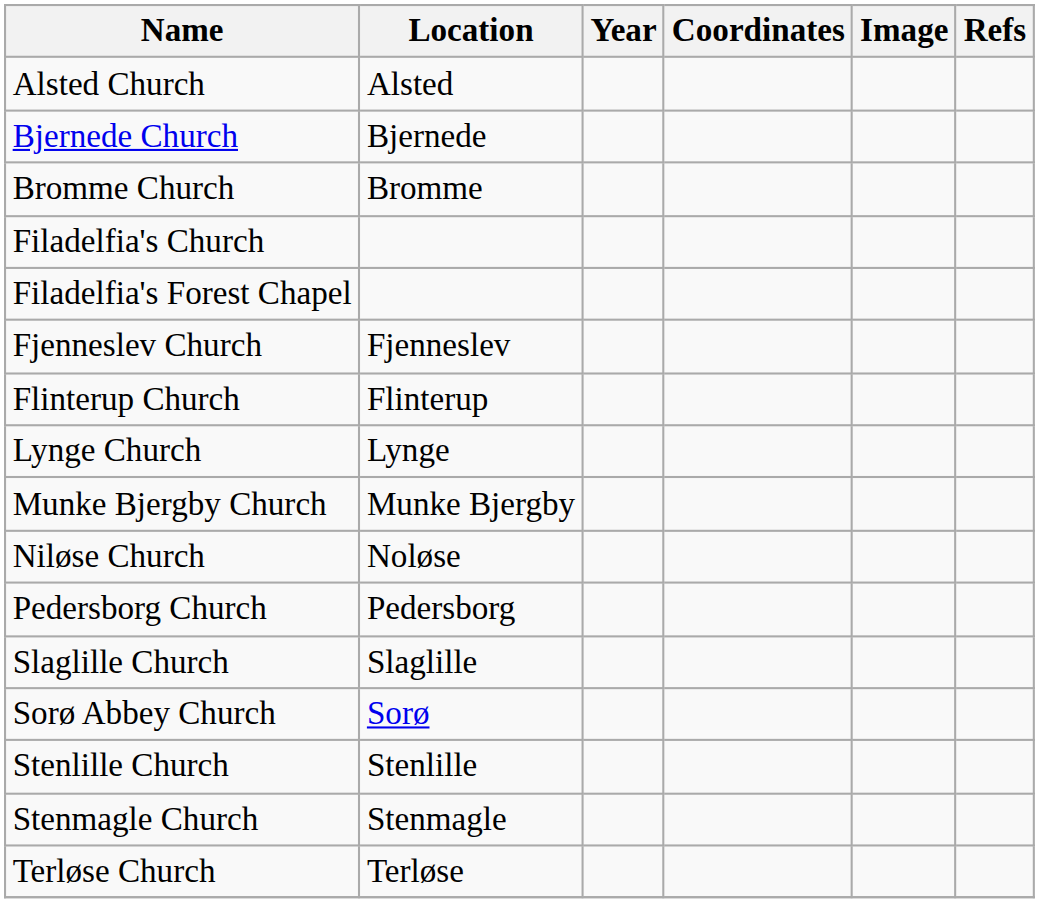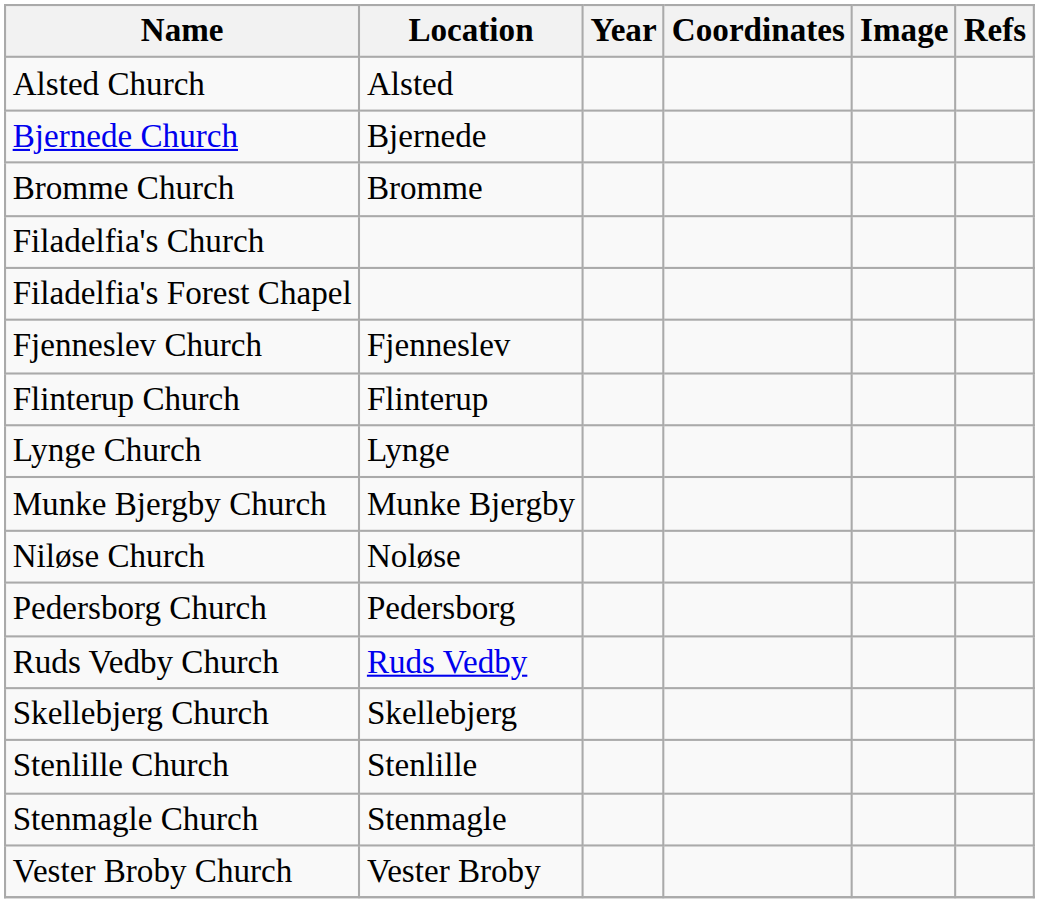+ row: (146, 661)
+ row: (141, 713)
- row: (121, 661)
- row: (144, 713)
- row: (114, 871)
+ row: (152, 871)
